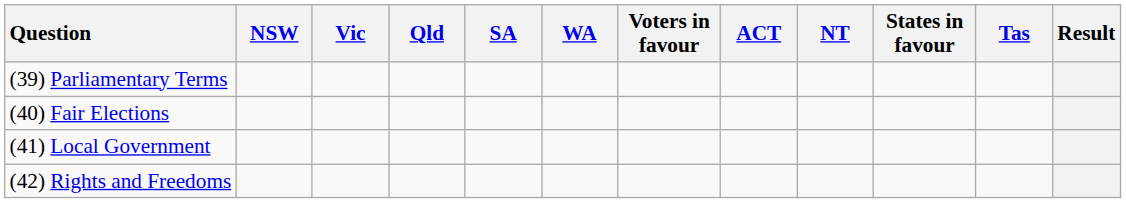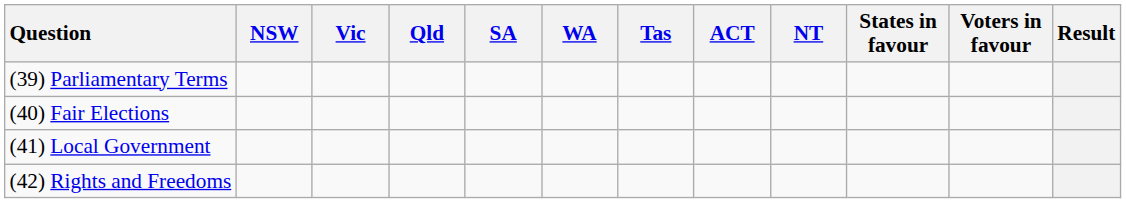columns swapped: (1014, 33) <-> (669, 33)
